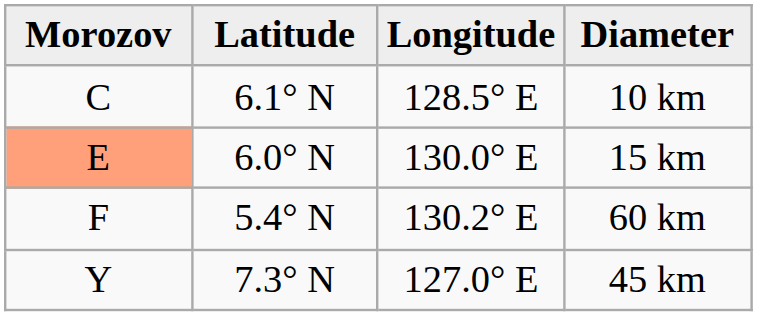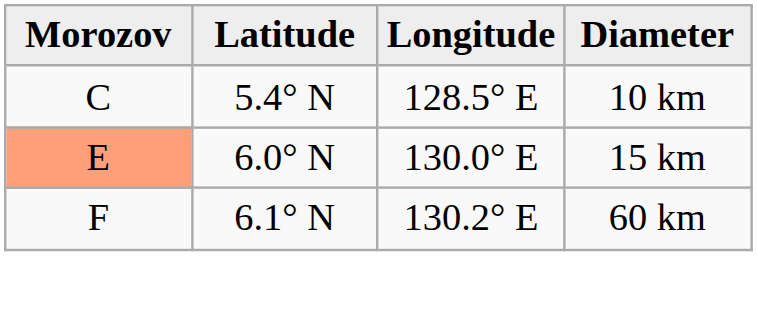(285, 95) 6.1° N -> (285, 95) 5.4° N
(285, 217) 5.4° N -> (285, 217) 6.1° N
- row: (657, 278)
